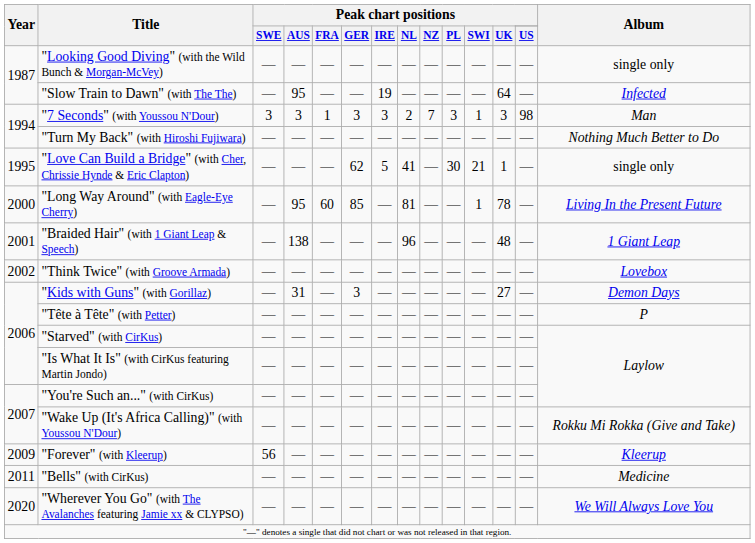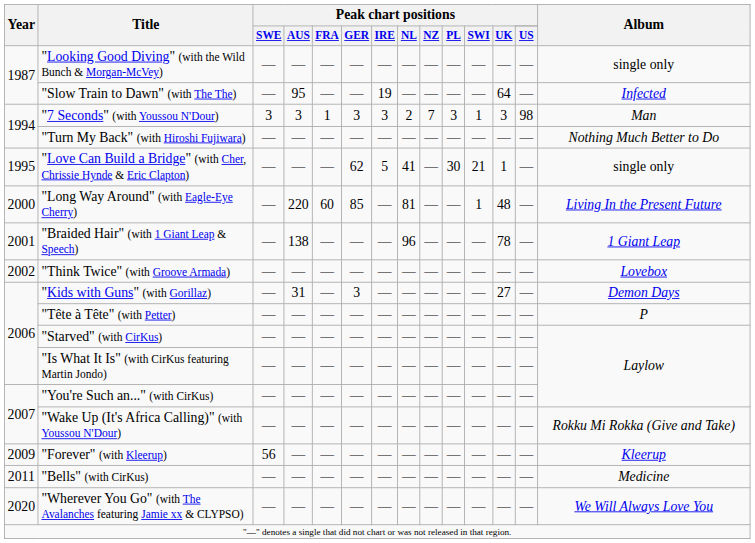(298, 204) 95 -> (298, 204) 220
(504, 204) 78 -> (504, 204) 48
(504, 241) 48 -> (504, 241) 78
